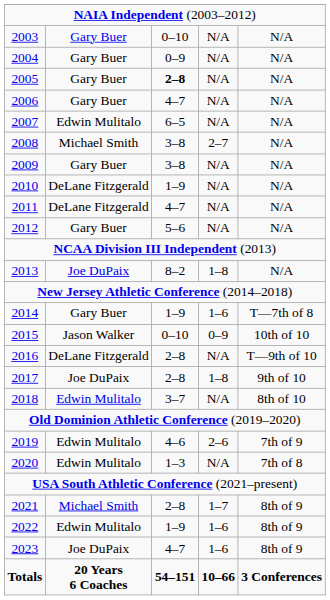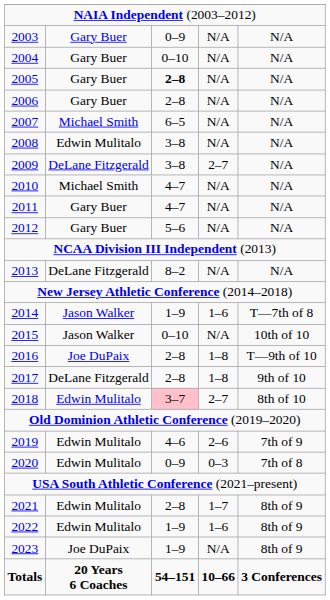(175, 36) 0–10 -> (175, 36) 0–9
(175, 57) 0–9 -> (175, 57) 0–10
(175, 100) 4–7 -> (175, 100) 2–8
(99, 121) Edwin Mulitalo -> (99, 121) Michael Smith
(99, 143) Michael Smith -> (99, 143) Edwin Mulitalo
(218, 143) 2–7 -> (218, 143) N/A
(99, 164) Gary Buer -> (99, 164) DeLane Fitzgerald
(218, 164) N/A -> (218, 164) 2–7
(99, 185) DeLane Fitzgerald -> (99, 185) Michael Smith
(175, 185) 1–9 -> (175, 185) 4–7
(99, 206) DeLane Fitzgerald -> (99, 206) Gary Buer
(99, 270) Joe DuPaix -> (99, 270) DeLane Fitzgerald
(218, 270) 1–8 -> (218, 270) N/A
(99, 313) Gary Buer -> (99, 313) Jason Walker
(218, 334) 0–9 -> (218, 334) N/A
(99, 356) DeLane Fitzgerald -> (99, 356) Joe DuPaix
(218, 356) N/A -> (218, 356) 1–8
(99, 377) Joe DuPaix -> (99, 377) DeLane Fitzgerald
(175, 398) no background -> (175, 398) pink background
(218, 398) N/A -> (218, 398) 2–7
(175, 462) 1–3 -> (175, 462) 0–9
(218, 462) N/A -> (218, 462) 0–3
(99, 505) Michael Smith -> (99, 505) Edwin Mulitalo
(175, 548) 4–7 -> (175, 548) 1–9
(218, 548) 1–6 -> (218, 548) N/A
